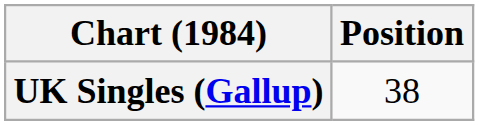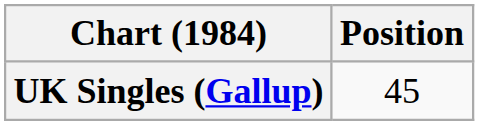(402, 90) 38 -> (402, 90) 45
